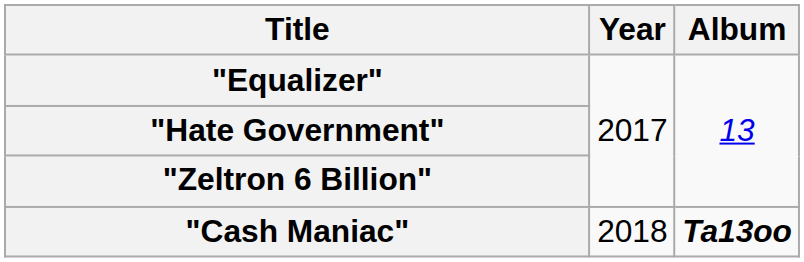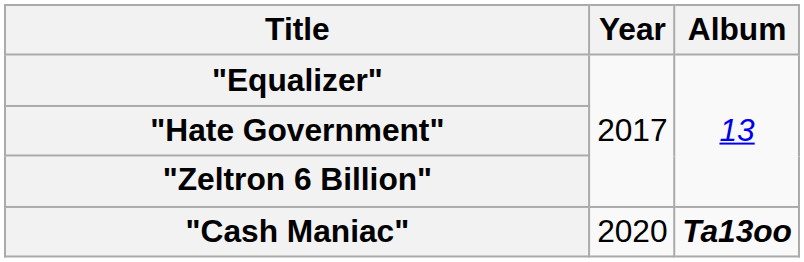(632, 230) 2018 -> (632, 230) 2020
